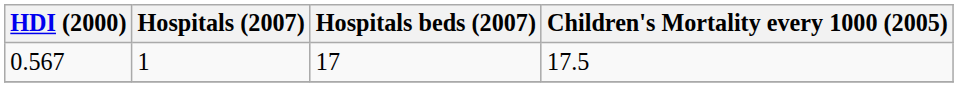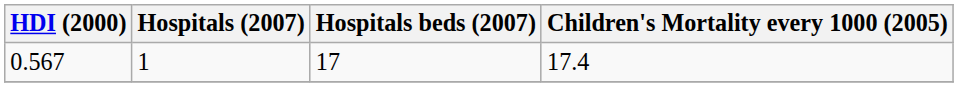(568, 61) 17.5 -> (568, 61) 17.4
